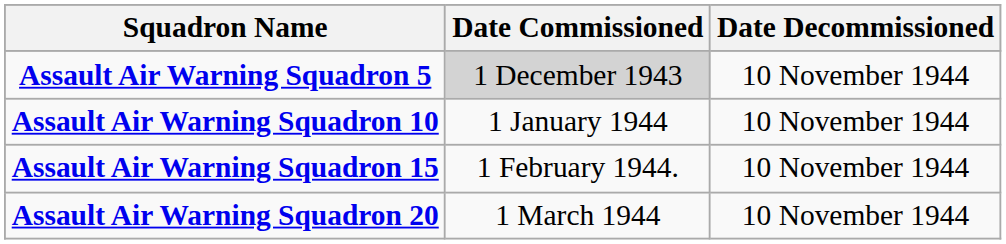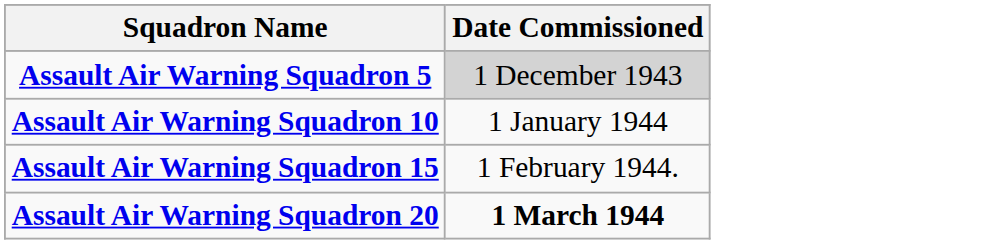- column: (856, 27)
(578, 214) normal -> (578, 214) bold
